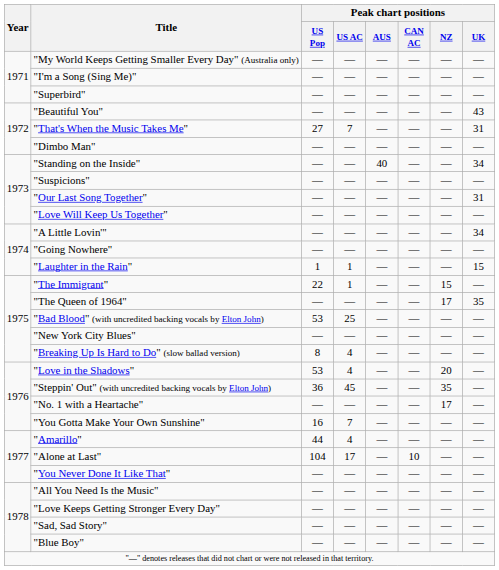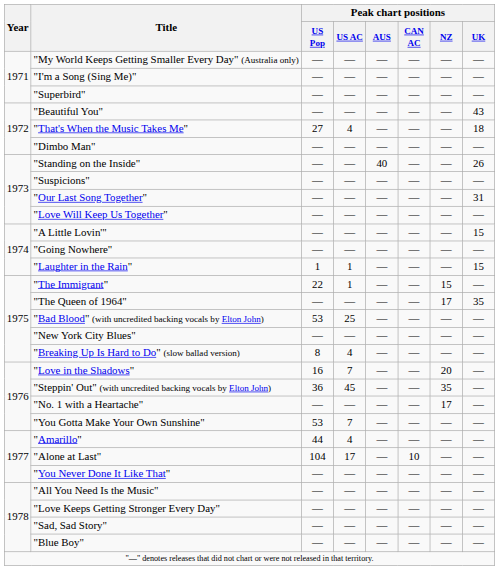(350, 128) 7 -> (350, 128) 4
(478, 128) 31 -> (478, 128) 18
(478, 163) 34 -> (478, 163) 26
(478, 232) 34 -> (478, 232) 15
(317, 370) 53 -> (317, 370) 16
(350, 370) 4 -> (350, 370) 7
(317, 422) 16 -> (317, 422) 53
